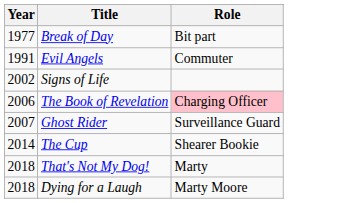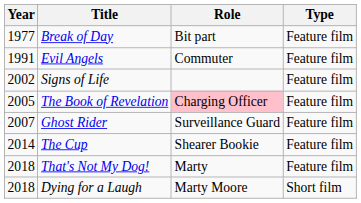+ column: (320, 15)
(21, 101) 2006 -> (21, 101) 2005
